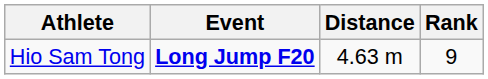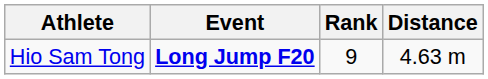columns swapped: (370, 22) <-> (451, 22)
